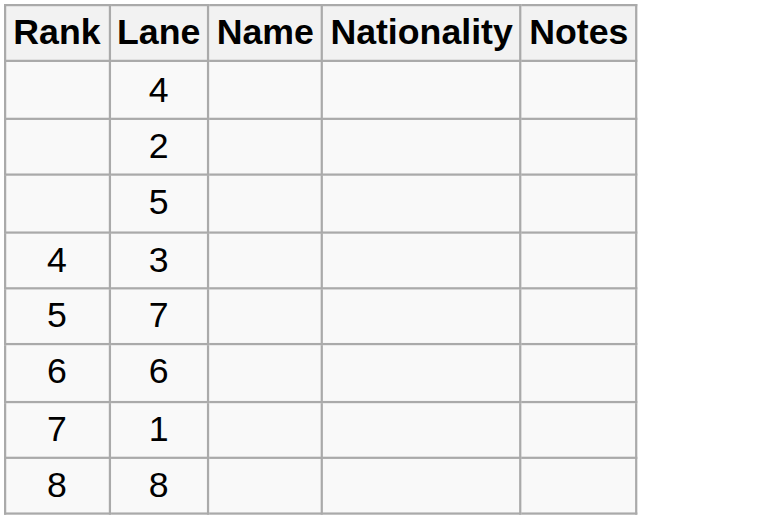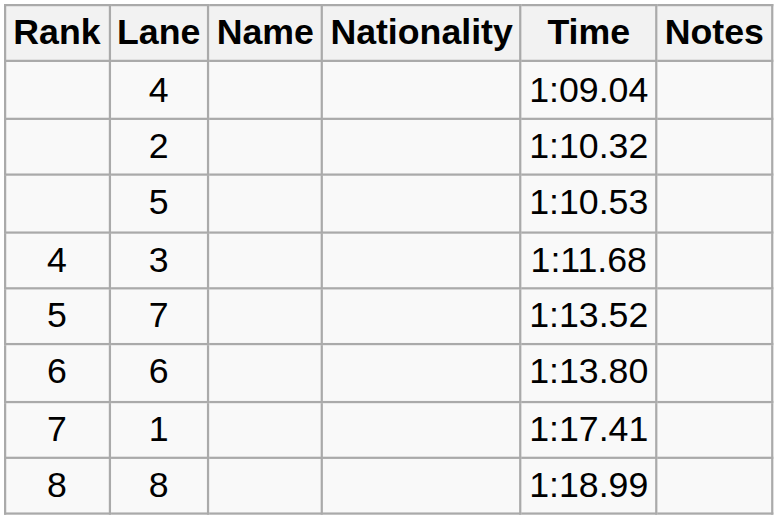+ column: (589, 32)
